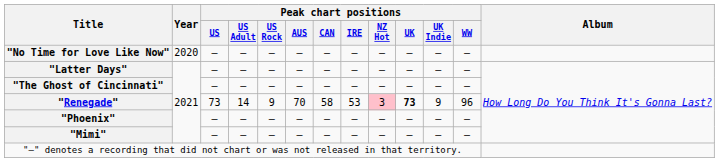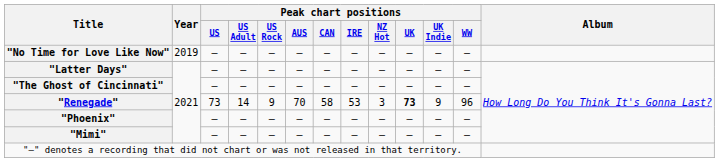(186, 53) 2020 -> (186, 53) 2019
(382, 102) pink background -> (382, 102) no background
